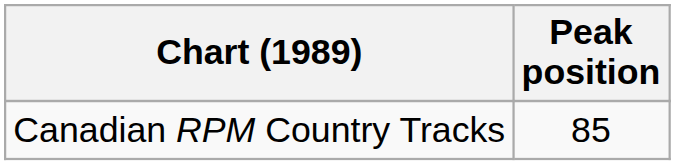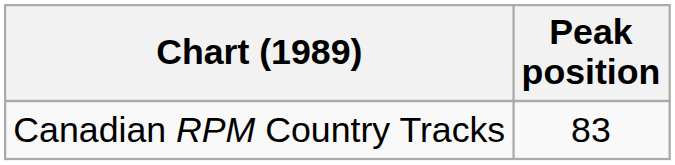(591, 129) 85 -> (591, 129) 83
